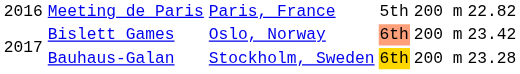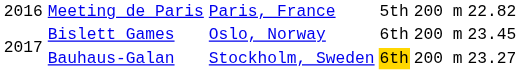(394, 35) lightsalmon background -> (394, 35) no background
(492, 35) 23.42 -> (492, 35) 23.45
(492, 59) 23.28 -> (492, 59) 23.27
